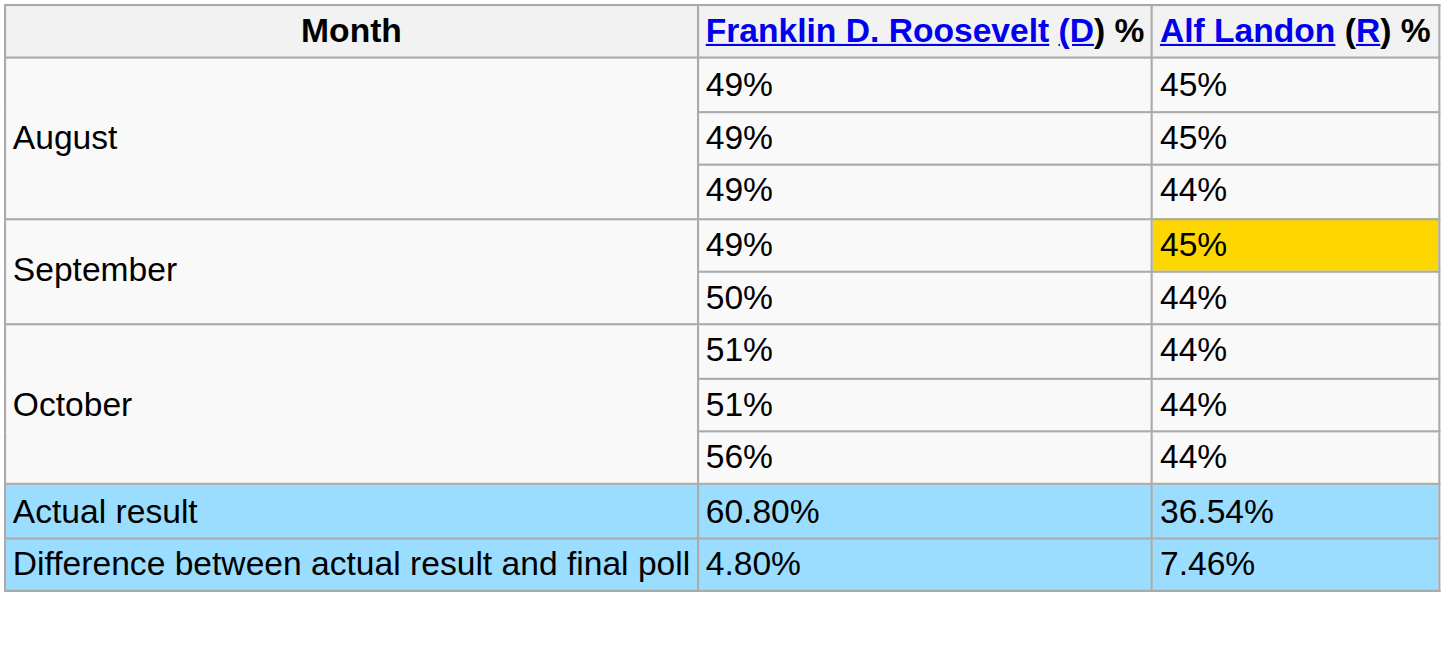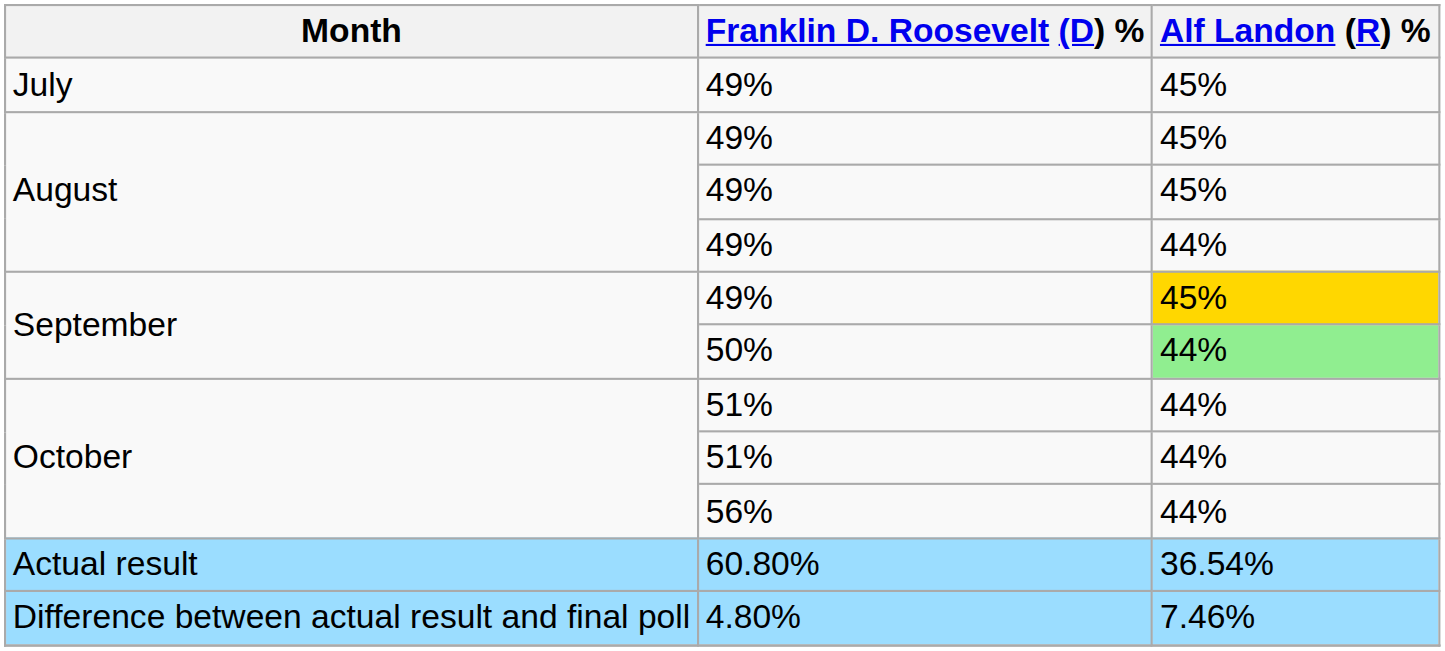+ row: (43, 84)
(1194, 297) no background -> (1194, 350) lightgreen background
